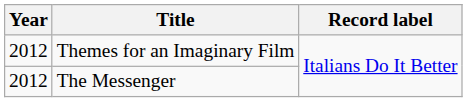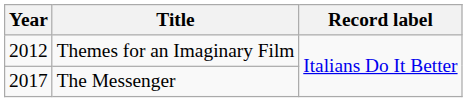(28, 81) 2012 -> (28, 81) 2017
